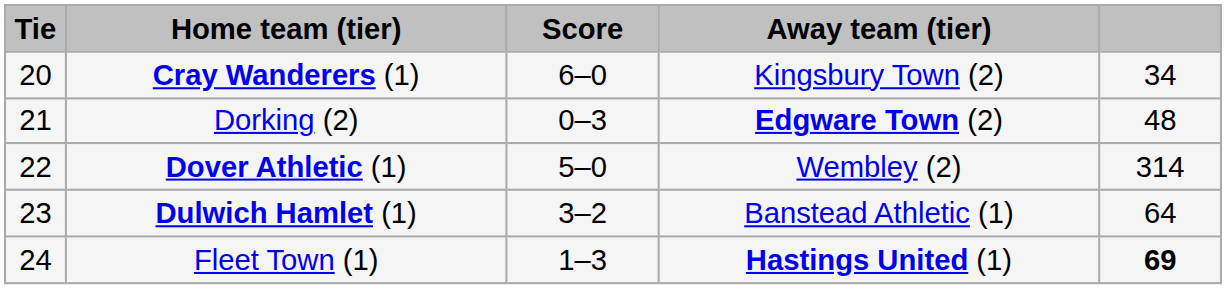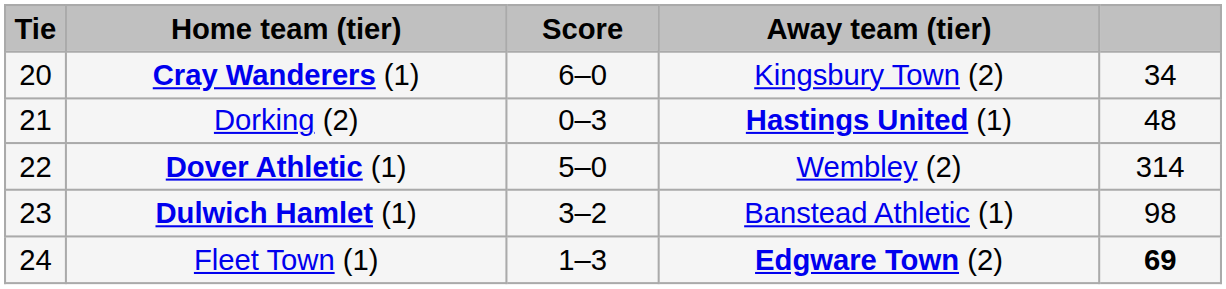(879, 121) Edgware Town (2) -> (879, 121) Hastings United (1)
(1160, 213) 64 -> (1160, 213) 98
(879, 259) Hastings United (1) -> (879, 259) Edgware Town (2)
